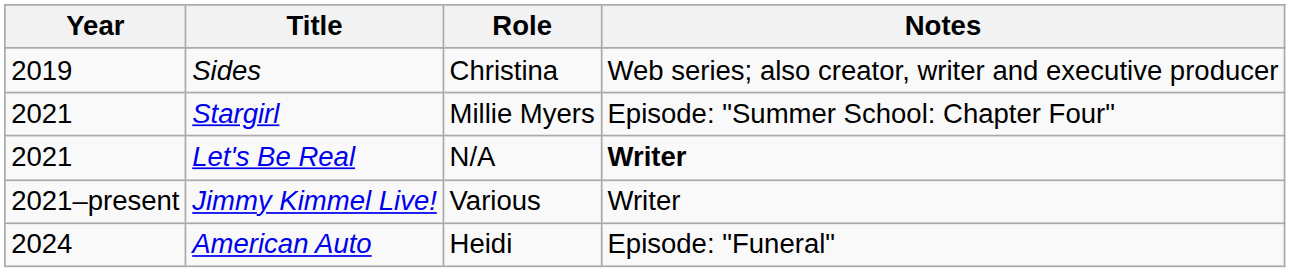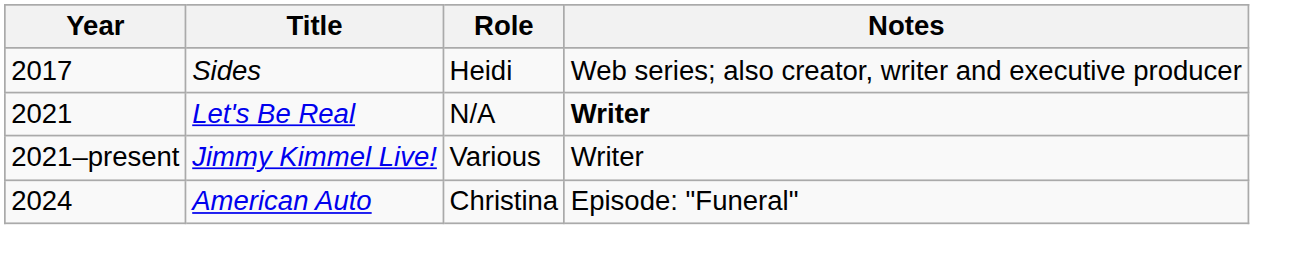(42, 69) 2019 -> (42, 69) 2017
(504, 69) Christina -> (481, 69) Heidi
- row: (236, 113)
(481, 244) Heidi -> (504, 200) Christina
